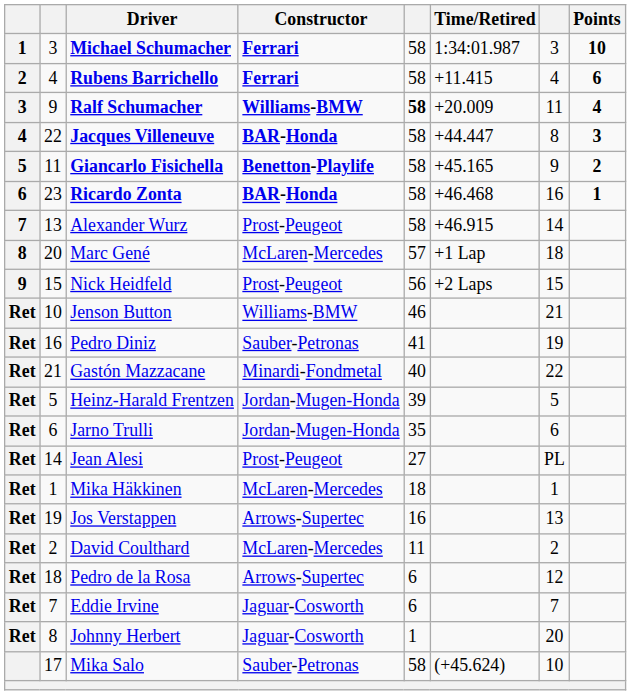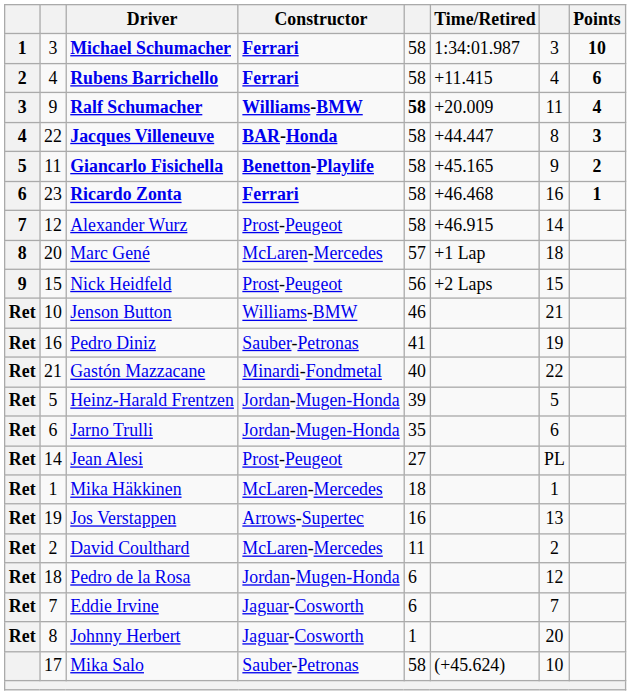(290, 195) BAR-Honda -> (271, 195) Ferrari
(53, 224) 13 -> (53, 224) 12
(303, 577) Arrows-Supertec -> (321, 577) Jordan-Mugen-Honda
